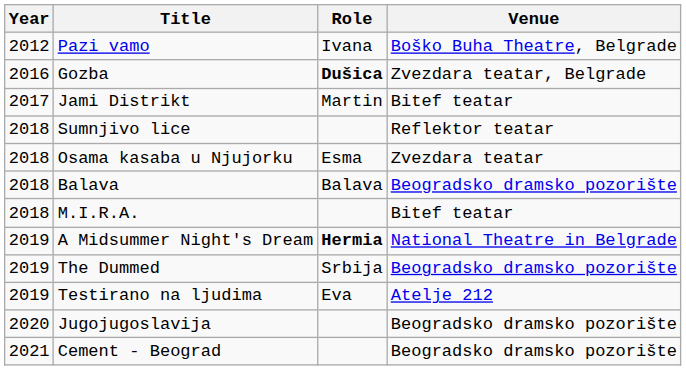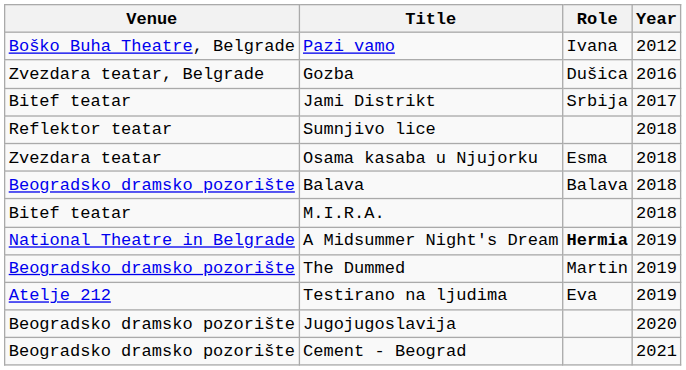columns swapped: (29, 19) <-> (534, 19)
(352, 74) bold -> (597, 74) normal
(352, 102) Martin -> (597, 102) Srbija
(352, 268) Srbija -> (597, 268) Martin
